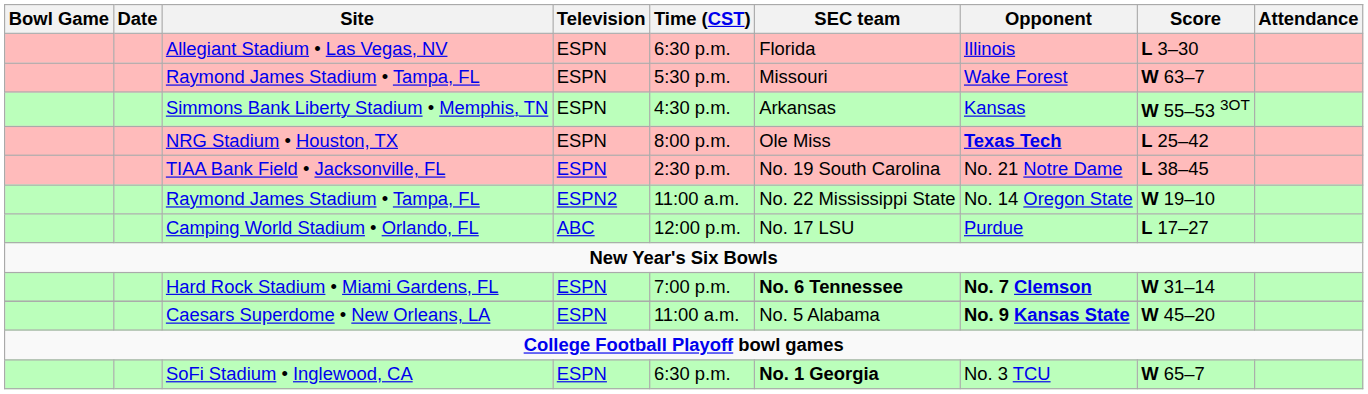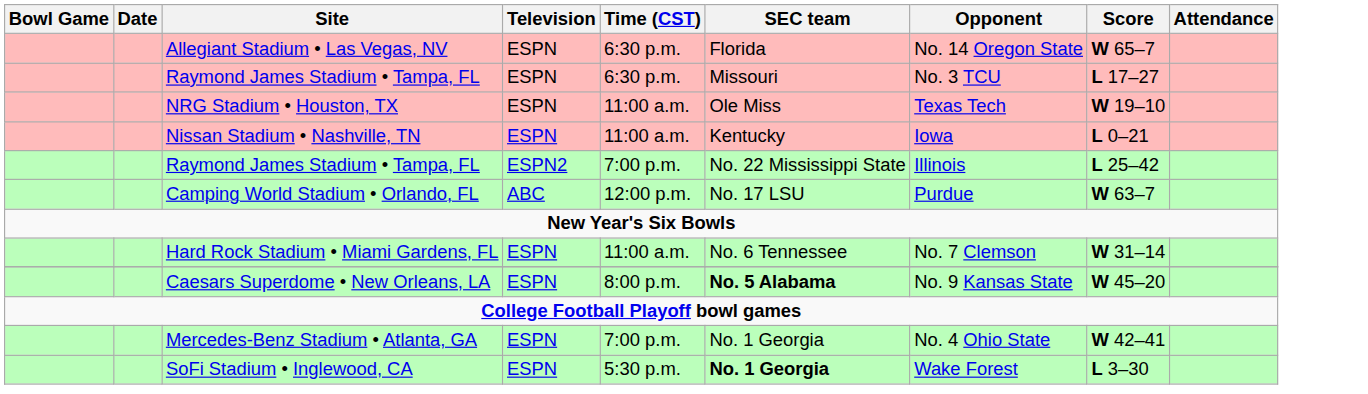(990, 48) Illinois -> (999, 48) No. 14 Oregon State
(1170, 48) L 3–30 -> (1123, 48) W 65–7
(692, 77) 5:30 p.m. -> (642, 77) 6:30 p.m.
(1016, 77) Wake Forest -> (958, 77) No. 3 TCU
(1173, 77) W 63–7 -> (1125, 77) L 17–27
- row: (357, 109)
(692, 140) 8:00 p.m. -> (647, 106) 11:00 a.m.
(1013, 140) bold -> (960, 106) normal
(1175, 140) L 25–42 -> (1128, 106) W 19–10
- row: (306, 169)
+ row: (293, 135)
(697, 199) 11:00 a.m. -> (642, 164) 7:00 p.m.
(1048, 199) No. 14 Oregon State -> (940, 164) Illinois
(1178, 199) W 19–10 -> (1125, 164) L 25–42
(1175, 228) L 17–27 -> (1123, 194) W 63–7
(692, 286) 7:00 p.m. -> (647, 252) 11:00 a.m.
(831, 286) bold -> (778, 252) normal
(1028, 286) bold -> (975, 252) normal
(697, 315) 11:00 a.m. -> (642, 281) 8:00 p.m.
(820, 315) normal -> (772, 281) bold
(1047, 315) bold -> (993, 281) normal
+ row: (321, 340)
(692, 374) 6:30 p.m. -> (642, 369) 5:30 p.m.
(1007, 374) No. 3 TCU -> (966, 369) Wake Forest
(1173, 374) W 65–7 -> (1120, 369) L 3–30
